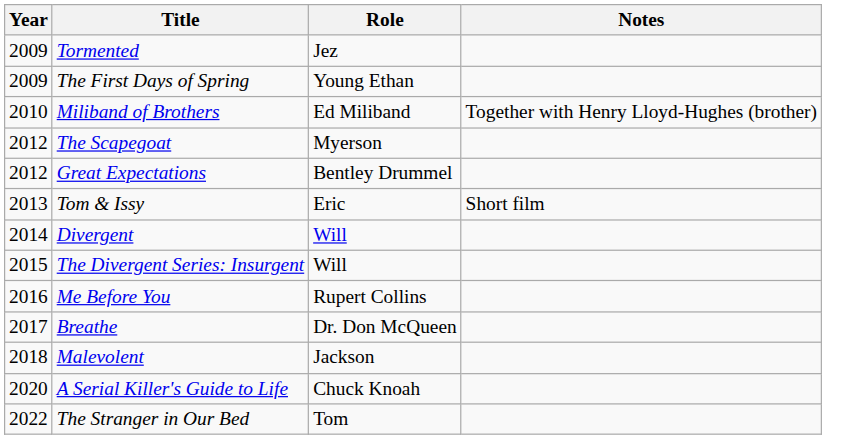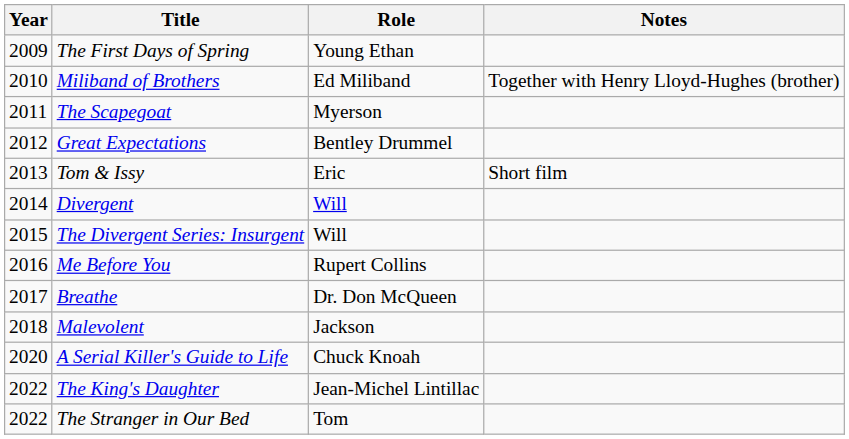- row: (98, 50)
(28, 142) 2012 -> (28, 111) 2011
+ row: (138, 388)
